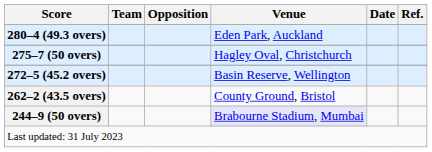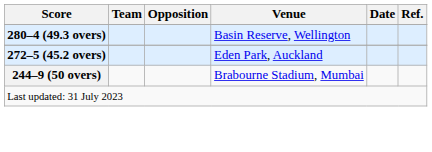(268, 34) Eden Park, Auckland -> (282, 34) Basin Reserve, Wellington
- row: (57, 55)
(282, 75) Basin Reserve, Wellington -> (268, 55) Eden Park, Auckland
- row: (57, 95)
(289, 116) lavender background -> (289, 75) no background
